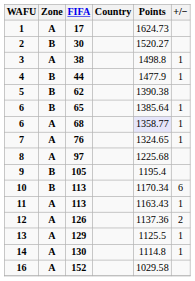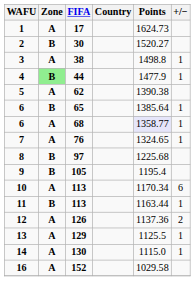(52, 76) no background -> (52, 76) lightgreen background
(52, 92) B -> (52, 92) A
(52, 156) A -> (52, 156) B
(52, 188) B -> (52, 188) A
(52, 204) A -> (52, 204) B
(152, 204) 1163.43 -> (152, 204) 1163.44
(152, 252) 1114.8 -> (152, 252) 1115.0
